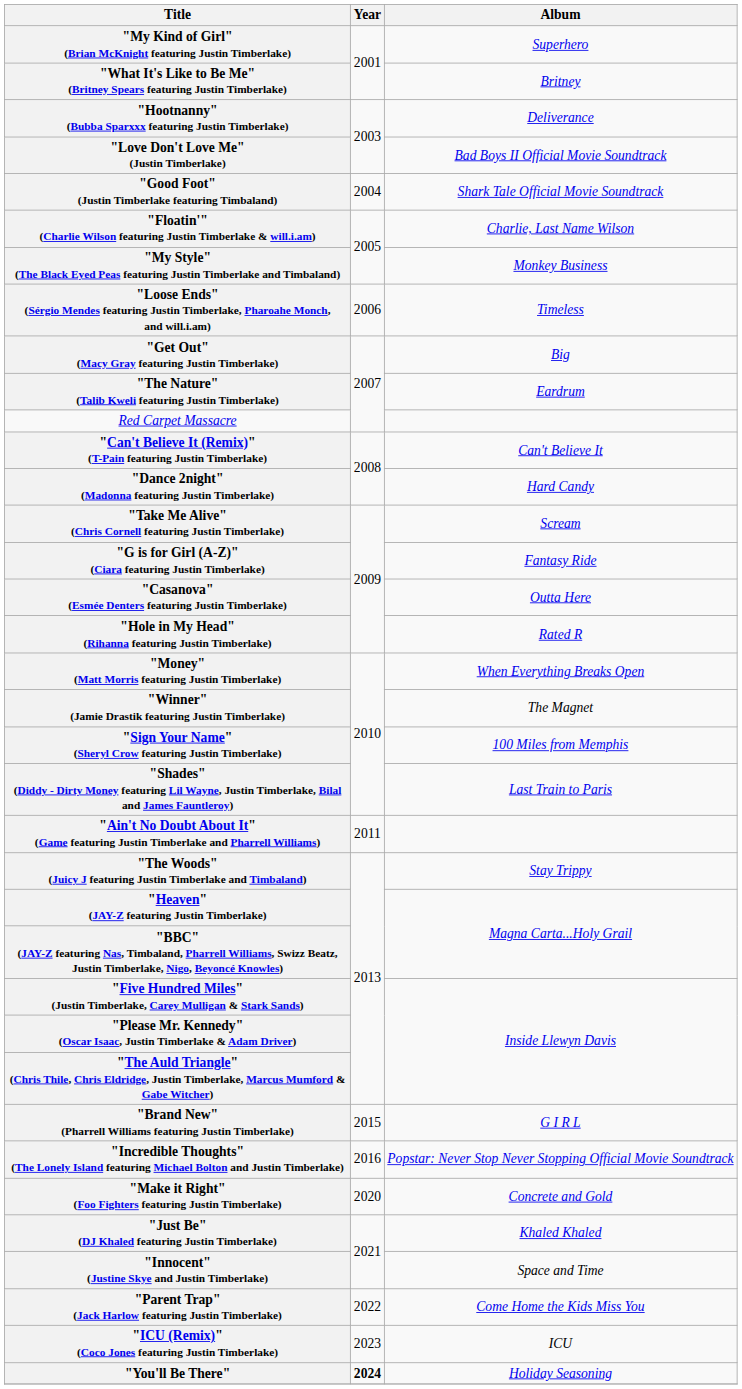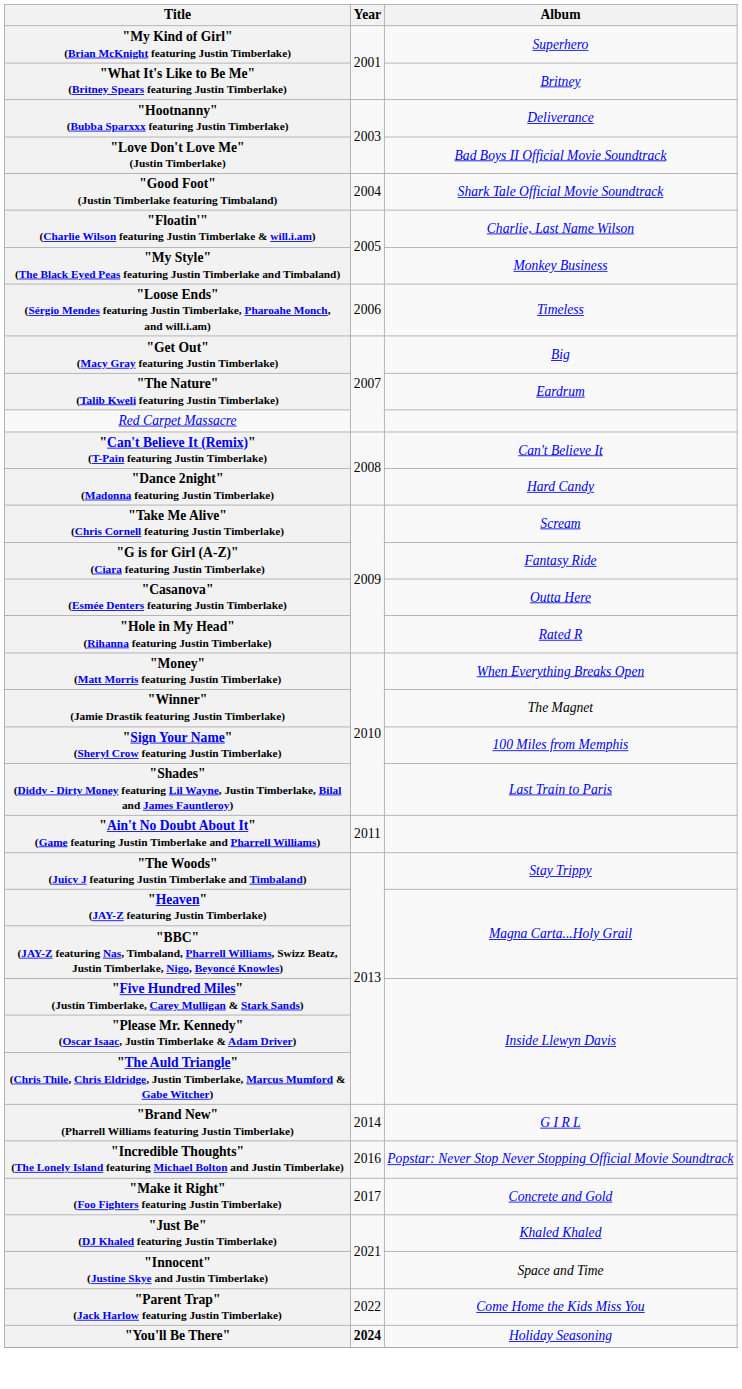(367, 1122) 2015 -> (367, 1122) 2014
(367, 1196) 2020 -> (367, 1196) 2017
- row: (178, 1343)
